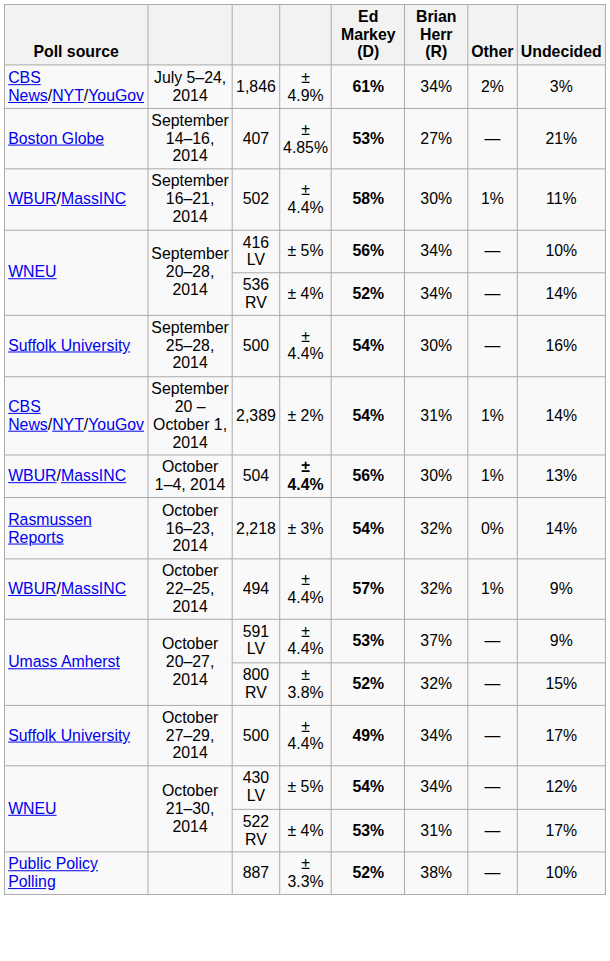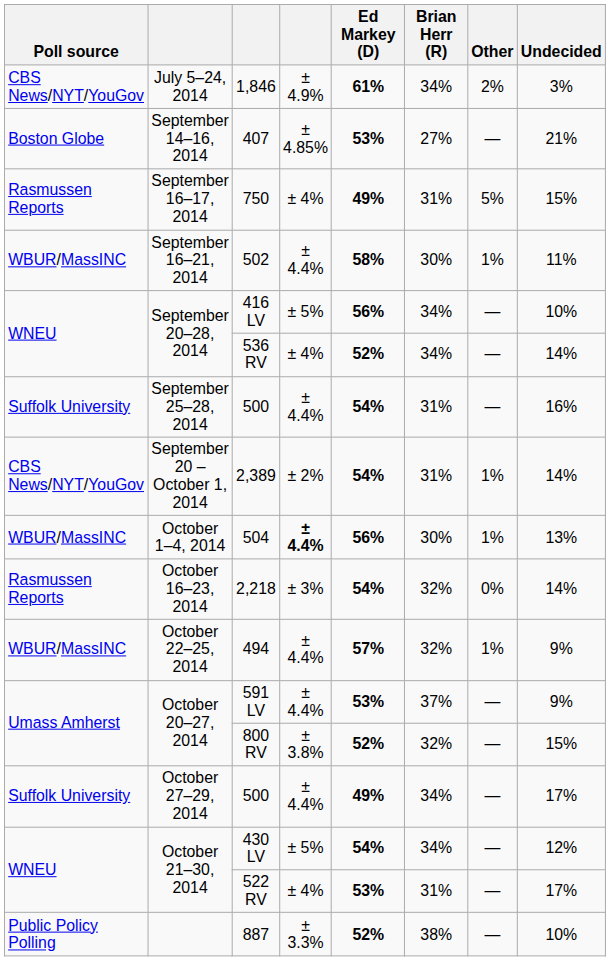+ row: (190, 199)
(436, 345) 30% -> (436, 406) 31%
